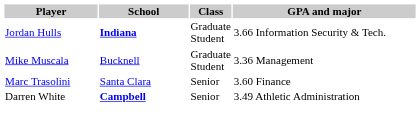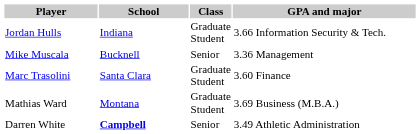(118, 32) bold -> (116, 32) normal
(211, 60) Graduate Student -> (205, 54) Senior
(205, 81) Senior -> (211, 75) Graduate Student
+ row: (36, 103)
